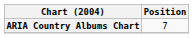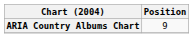(165, 26) 7 -> (165, 26) 9
